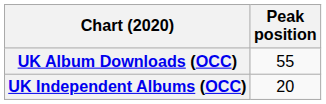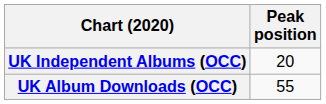rows swapped: (127, 61) <-> (127, 86)
